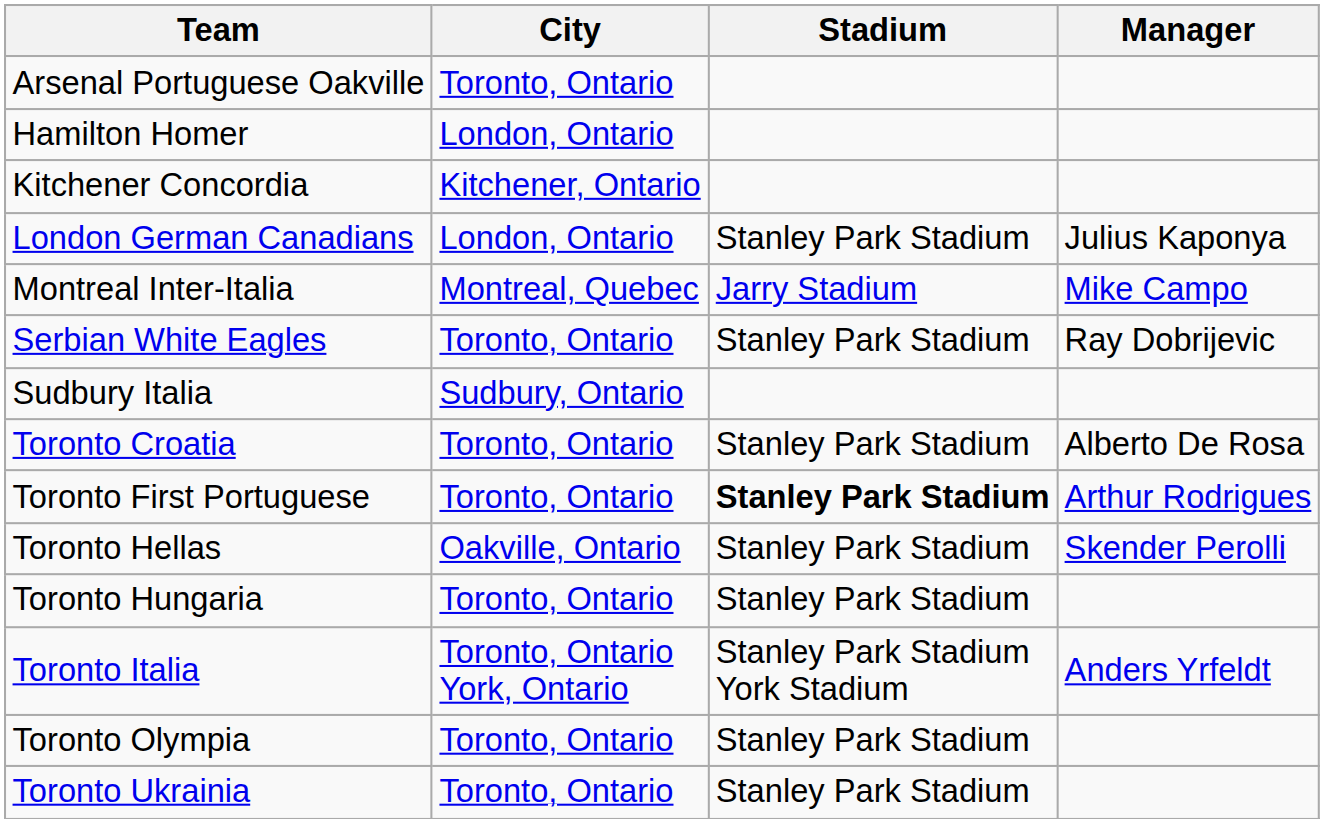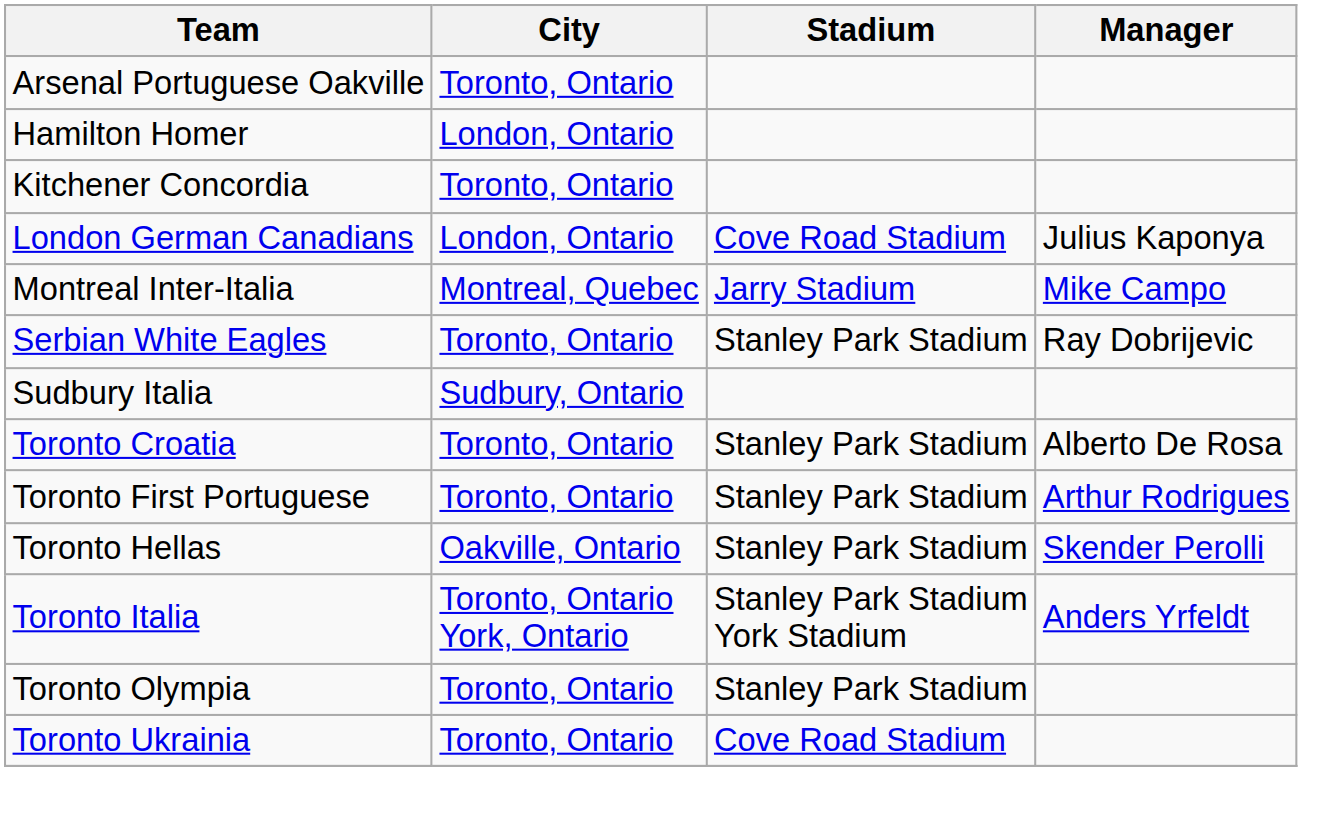(570, 185) Kitchener, Ontario -> (556, 185) Toronto, Ontario
(873, 237) Stanley Park Stadium -> (860, 237) Cove Road Stadium
(883, 496) bold -> (871, 496) normal
- row: (138, 599)
(873, 791) Stanley Park Stadium -> (860, 740) Cove Road Stadium
